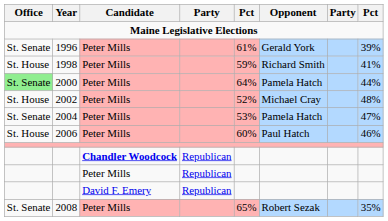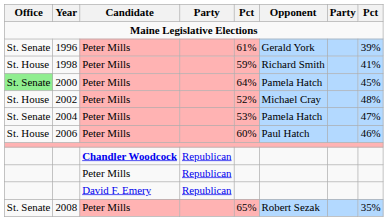(371, 82) 44% -> (371, 82) 45%
